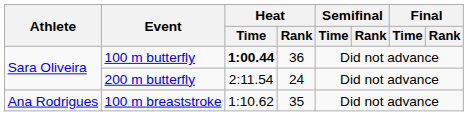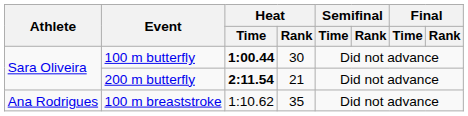(296, 58) 36 -> (296, 58) 30
(251, 79) normal -> (251, 79) bold
(296, 79) 24 -> (296, 79) 21
